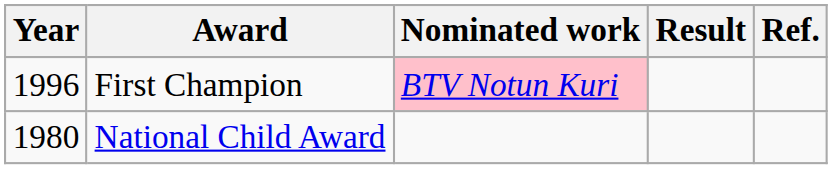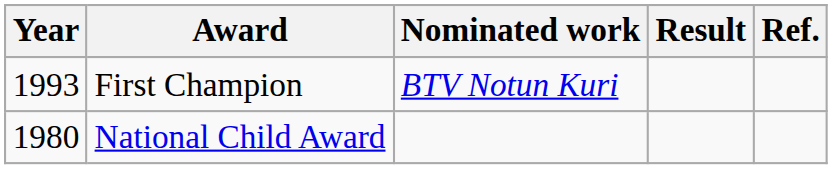(46, 83) 1996 -> (46, 83) 1993
(510, 83) pink background -> (510, 83) no background
